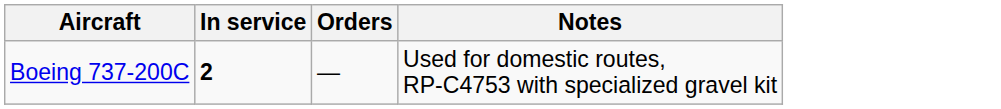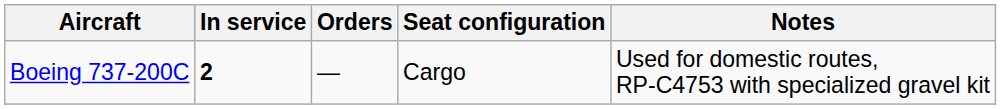+ column: (504, 22)
